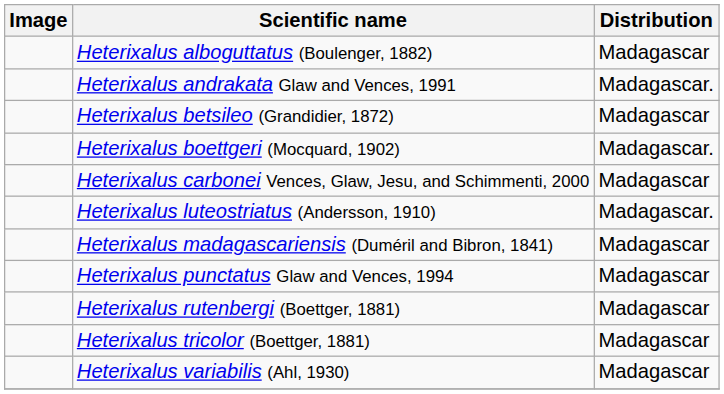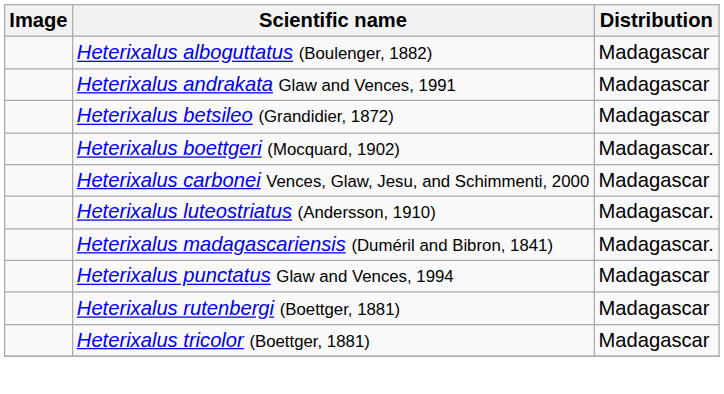(656, 84) Madagascar. -> (654, 84) Madagascar
(654, 244) Madagascar -> (656, 244) Madagascar.
- row: (213, 372)
